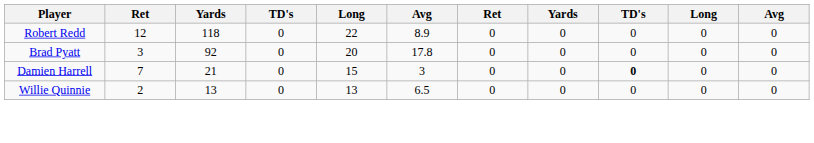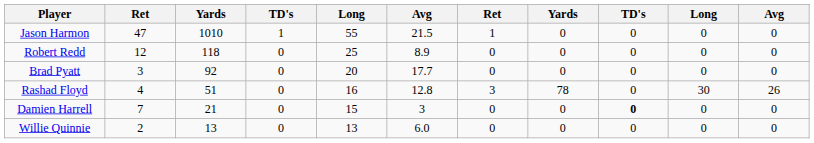+ row: (55, 33)
(351, 33) 22 -> (351, 52) 25
(422, 52) 17.8 -> (422, 71) 17.7
+ row: (55, 90)
(422, 90) 6.5 -> (422, 128) 6.0
